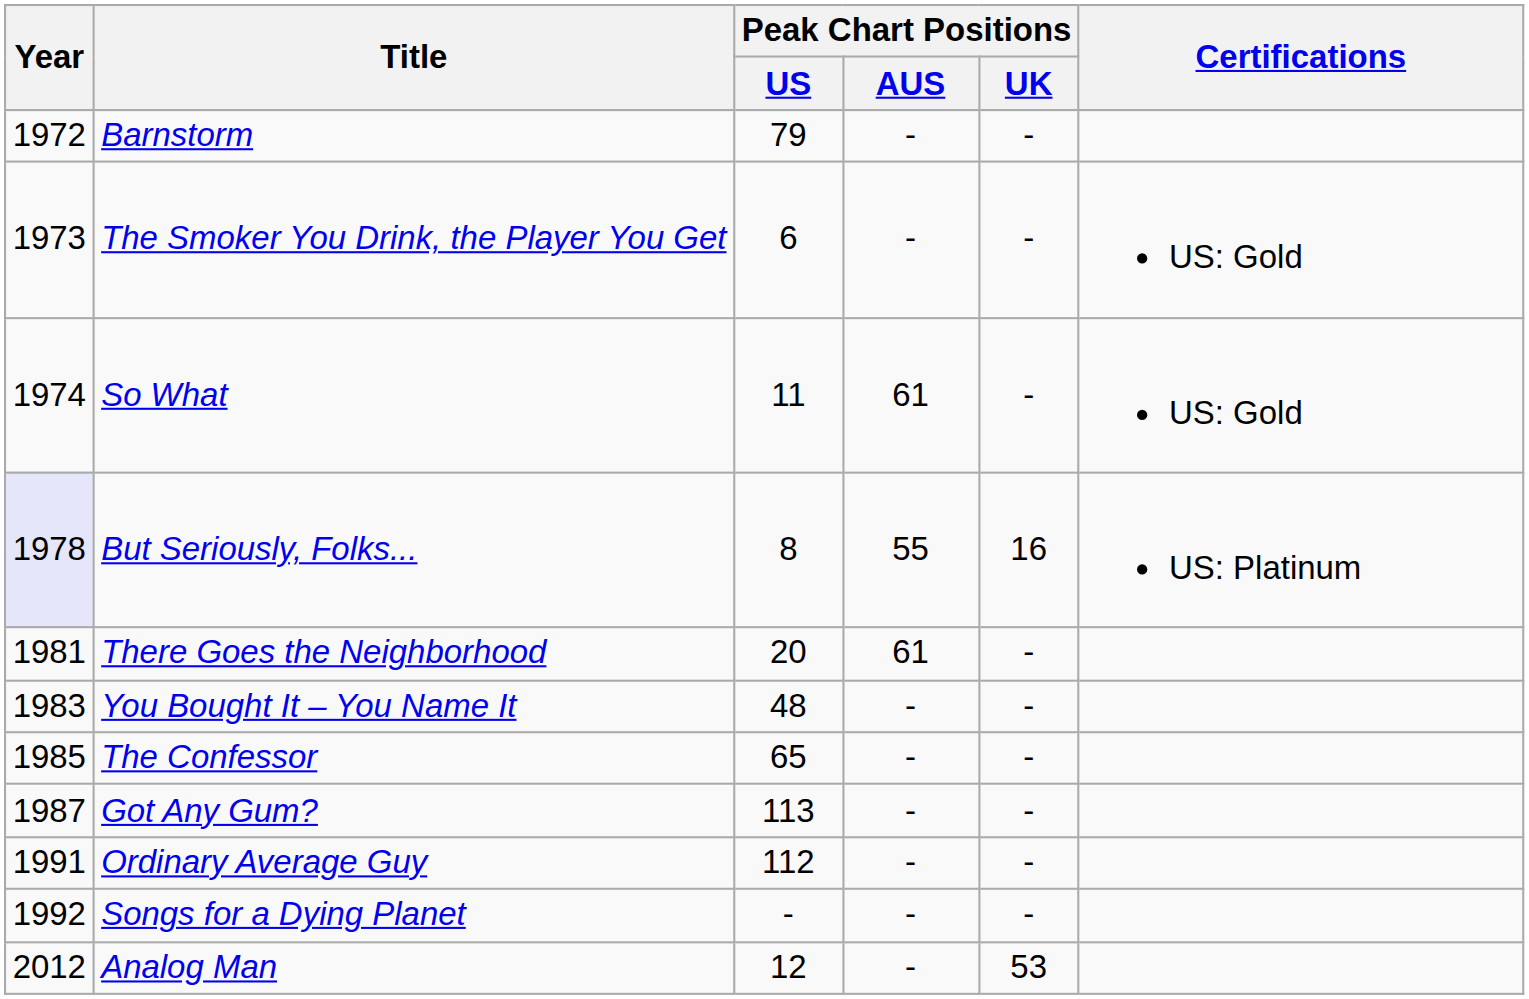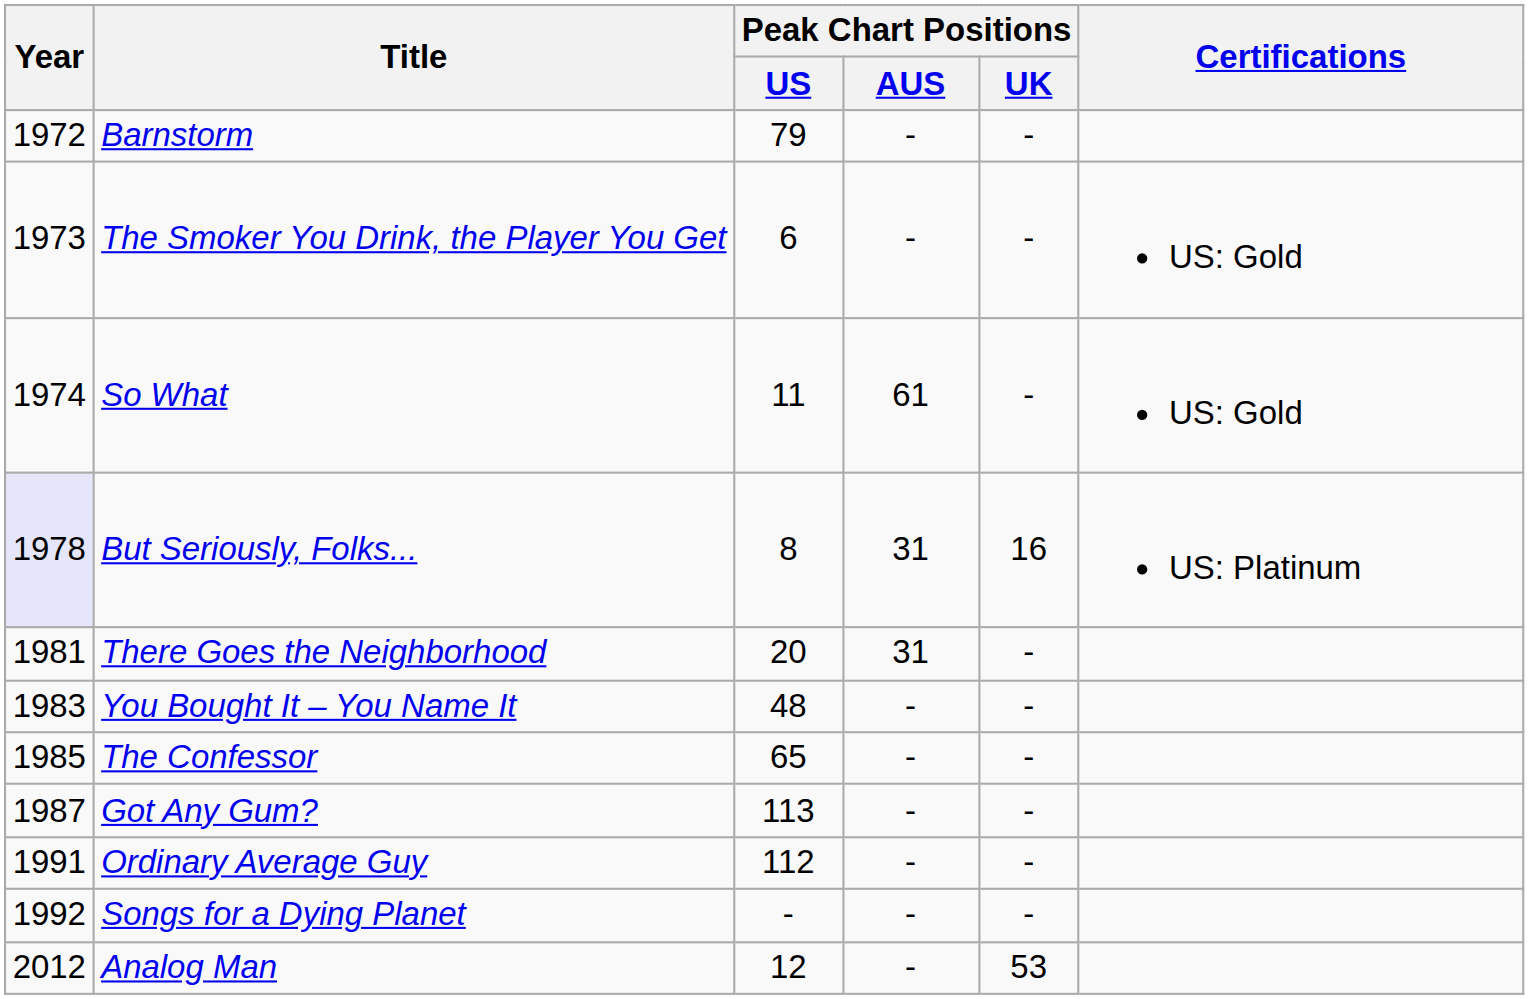(910, 549) 55 -> (910, 549) 31
(910, 653) 61 -> (910, 653) 31
